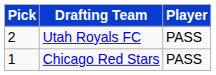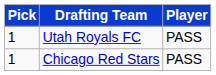(12, 37) 2 -> (12, 37) 1
